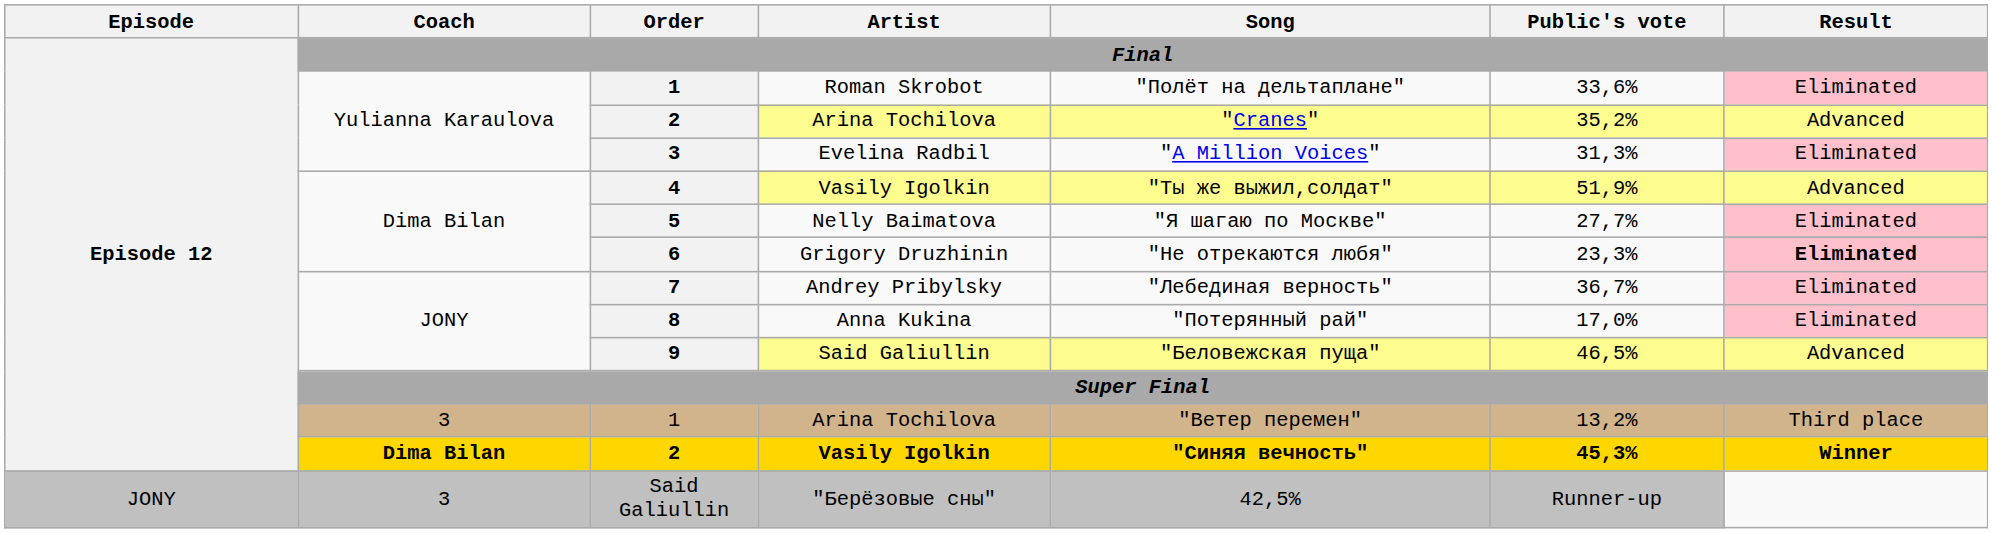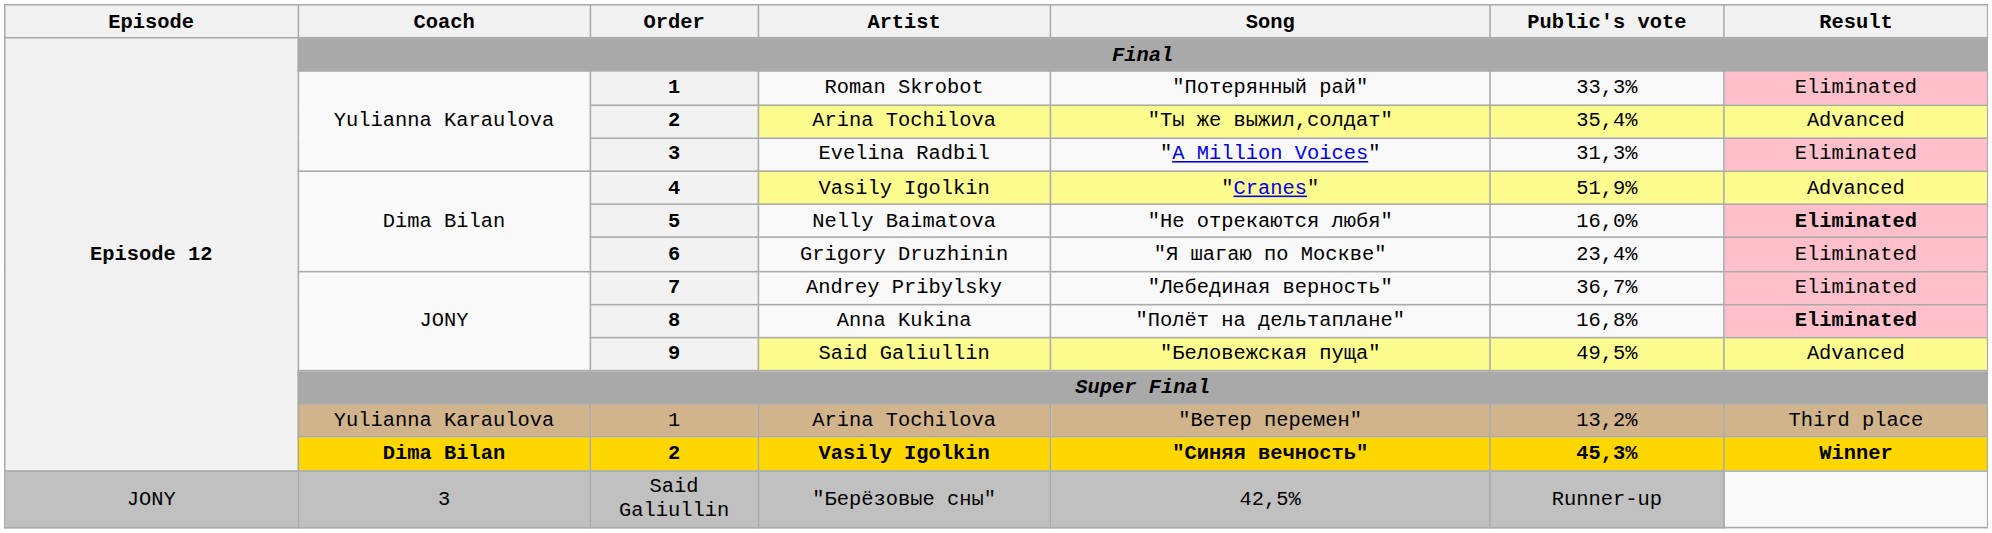(1270, 88) "Полёт на дельтаплане" -> (1270, 88) "Потерянный рай"
(1607, 88) 33,6% -> (1607, 88) 33,3%
(1270, 121) "Cranes" -> (1270, 121) "Ты же выжил,солдат"
(1607, 121) 35,2% -> (1607, 121) 35,4%
(1270, 188) "Ты же выжил,солдат" -> (1270, 188) "Cranes"
(1270, 221) "Я шагаю по Москве" -> (1270, 221) "Не отрекаются любя"
(1607, 221) 27,7% -> (1607, 221) 16,0%
(1856, 221) normal -> (1856, 221) bold
(1270, 254) "Не отрекаются любя" -> (1270, 254) "Я шагаю по Москве"
(1607, 254) 23,3% -> (1607, 254) 23,4%
(1856, 254) bold -> (1856, 254) normal
(1270, 321) "Потерянный рай" -> (1270, 321) "Полёт на дельтаплане"
(1607, 321) 17,0% -> (1607, 321) 16,8%
(1856, 321) normal -> (1856, 321) bold
(1607, 354) 46,5% -> (1607, 354) 49,5%
(444, 421) 3 -> (444, 421) Yulianna Karaulova
